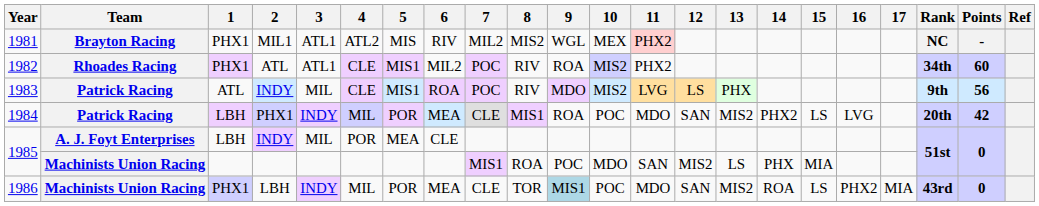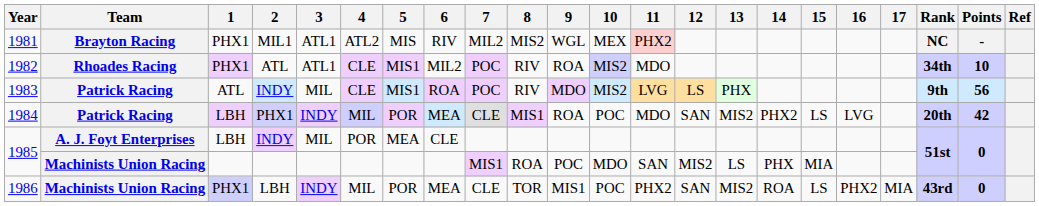(653, 66) PHX2 -> (653, 66) MDO
(982, 66) 60 -> (982, 66) 10
(568, 188) lightblue background -> (568, 188) no background
(653, 188) MDO -> (653, 188) PHX2
